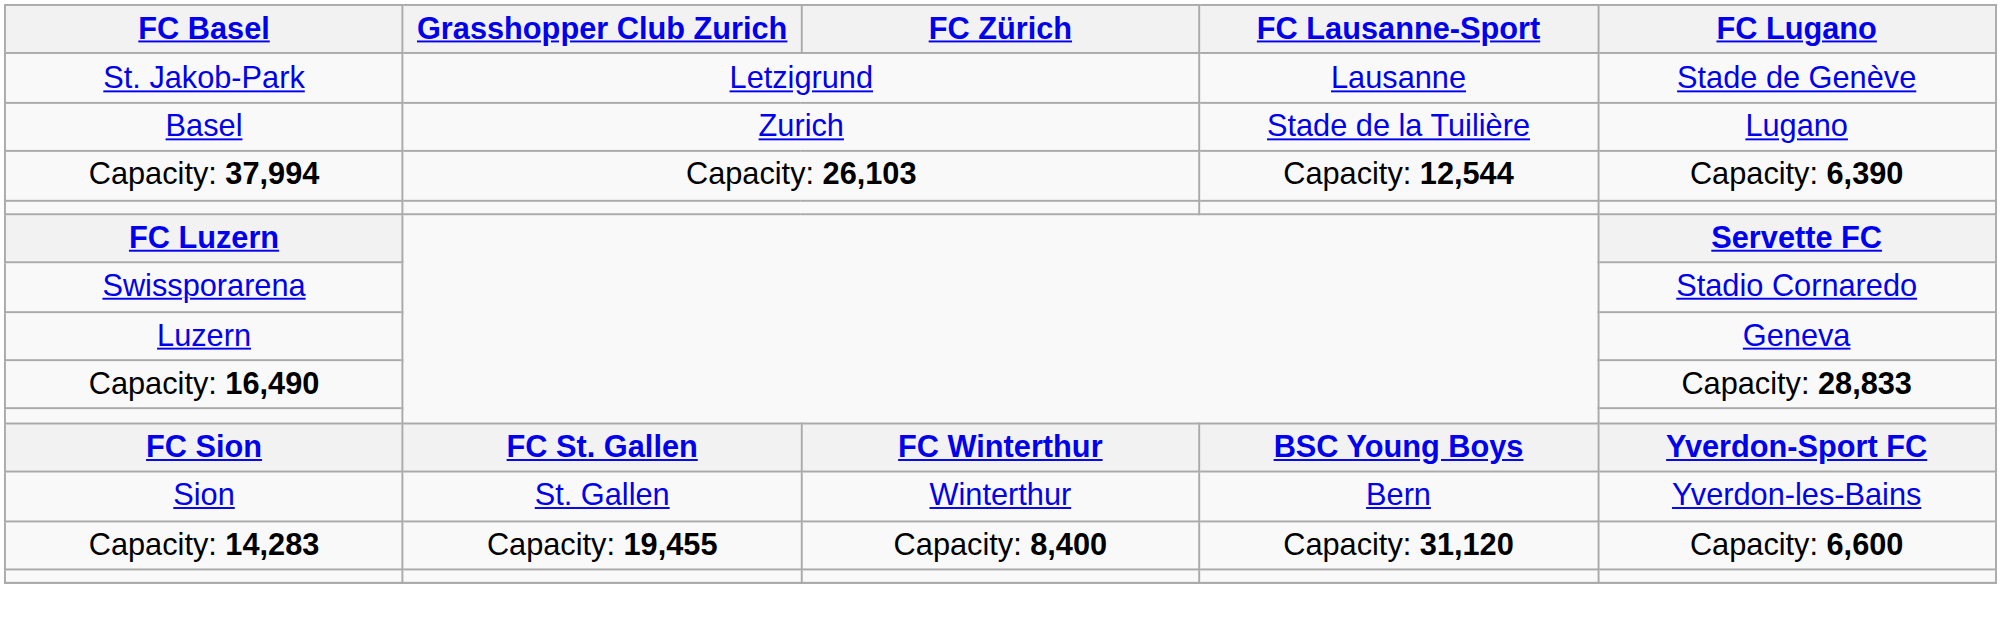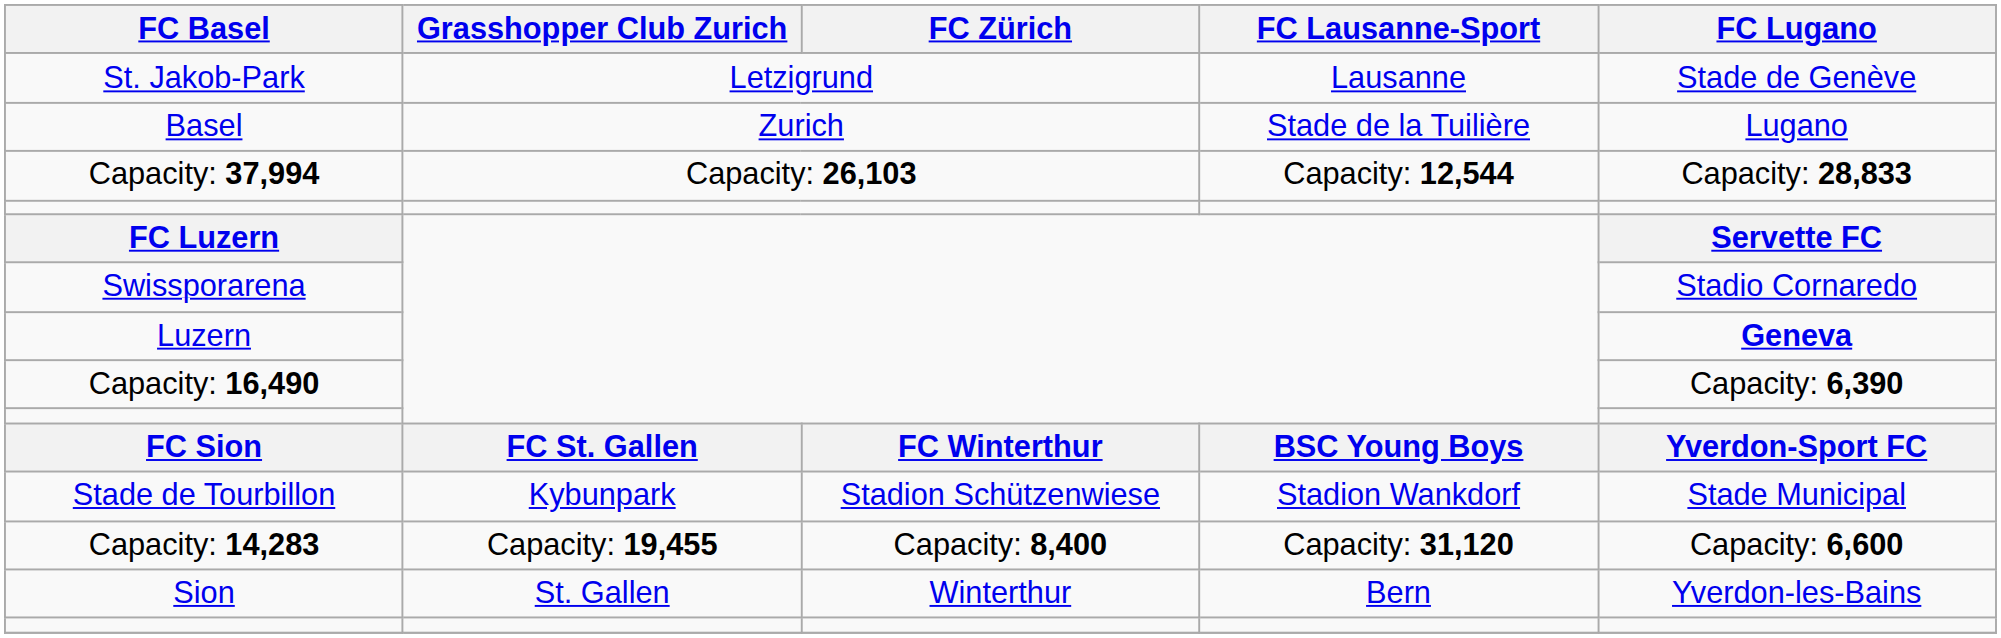(1797, 175) Capacity: 6,390 -> (1797, 175) Capacity: 28,833
(1797, 335) normal -> (1797, 335) bold
(1797, 384) Capacity: 28,833 -> (1797, 384) Capacity: 6,390
+ row: (204, 495)
rows swapped: (204, 495) <-> (204, 544)
